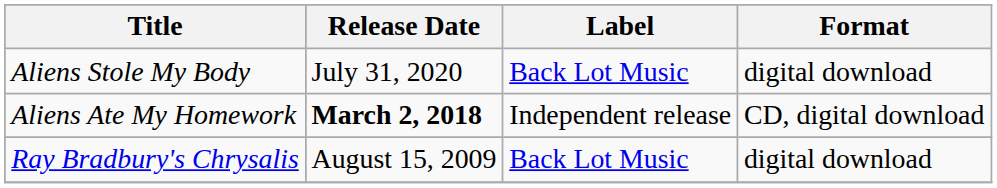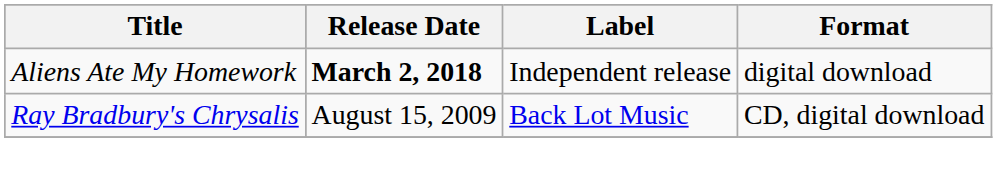- row: (131, 70)
(864, 114) CD, digital download -> (838, 70) digital download
(838, 159) digital download -> (864, 114) CD, digital download
